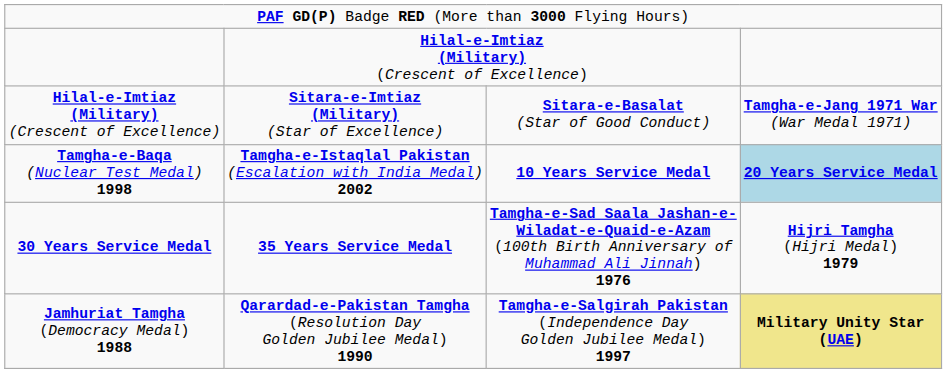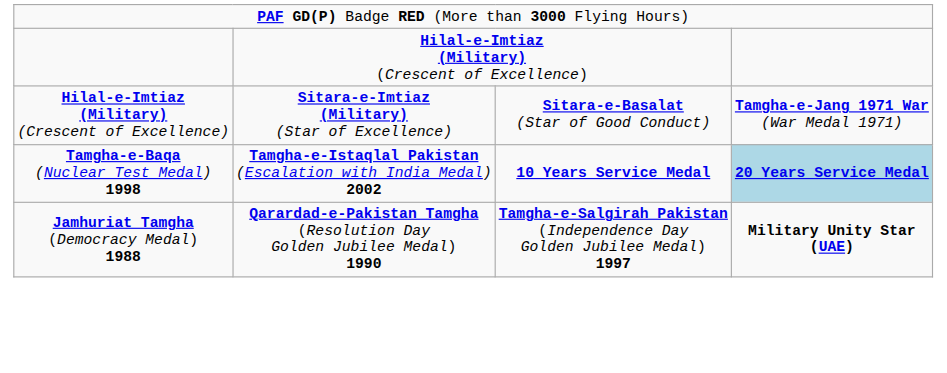- row: (114, 248)
(841, 331) khaki background -> (832, 239) no background
